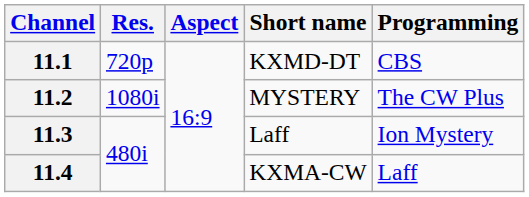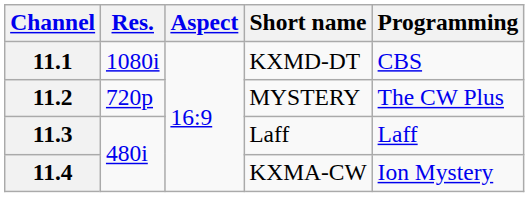(129, 60) 720p -> (133, 60) 1080i
(133, 97) 1080i -> (129, 97) 720p
(435, 135) Ion Mystery -> (398, 135) Laff
(398, 172) Laff -> (435, 172) Ion Mystery
